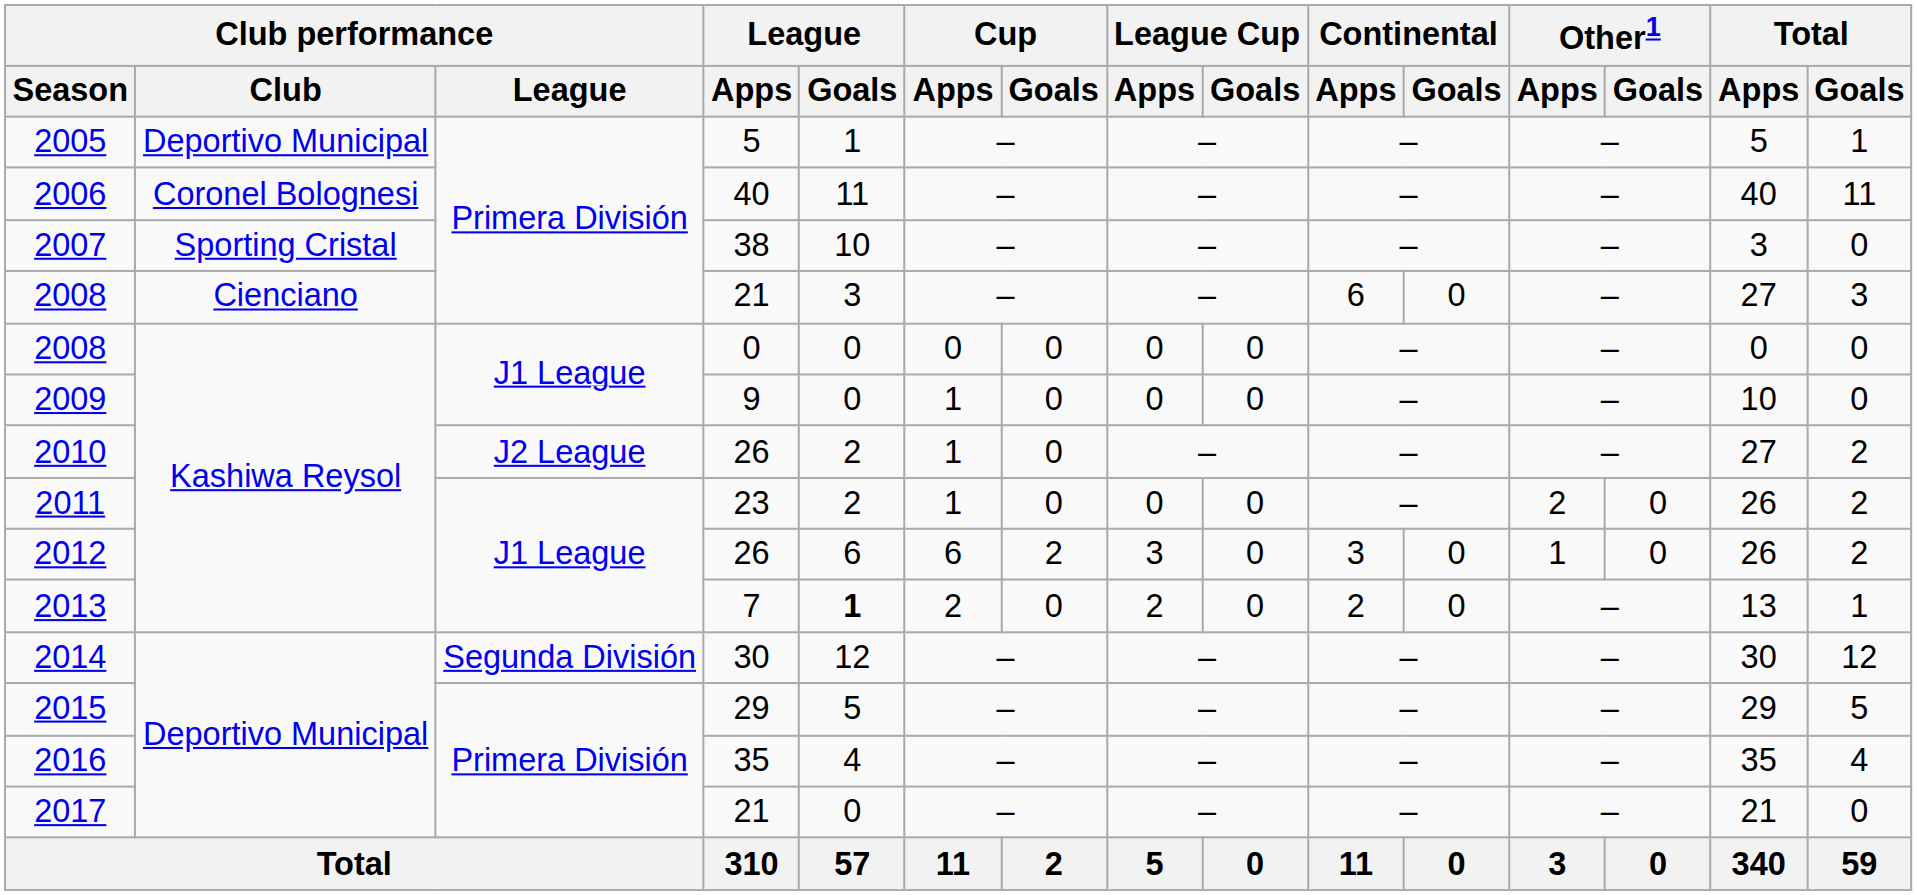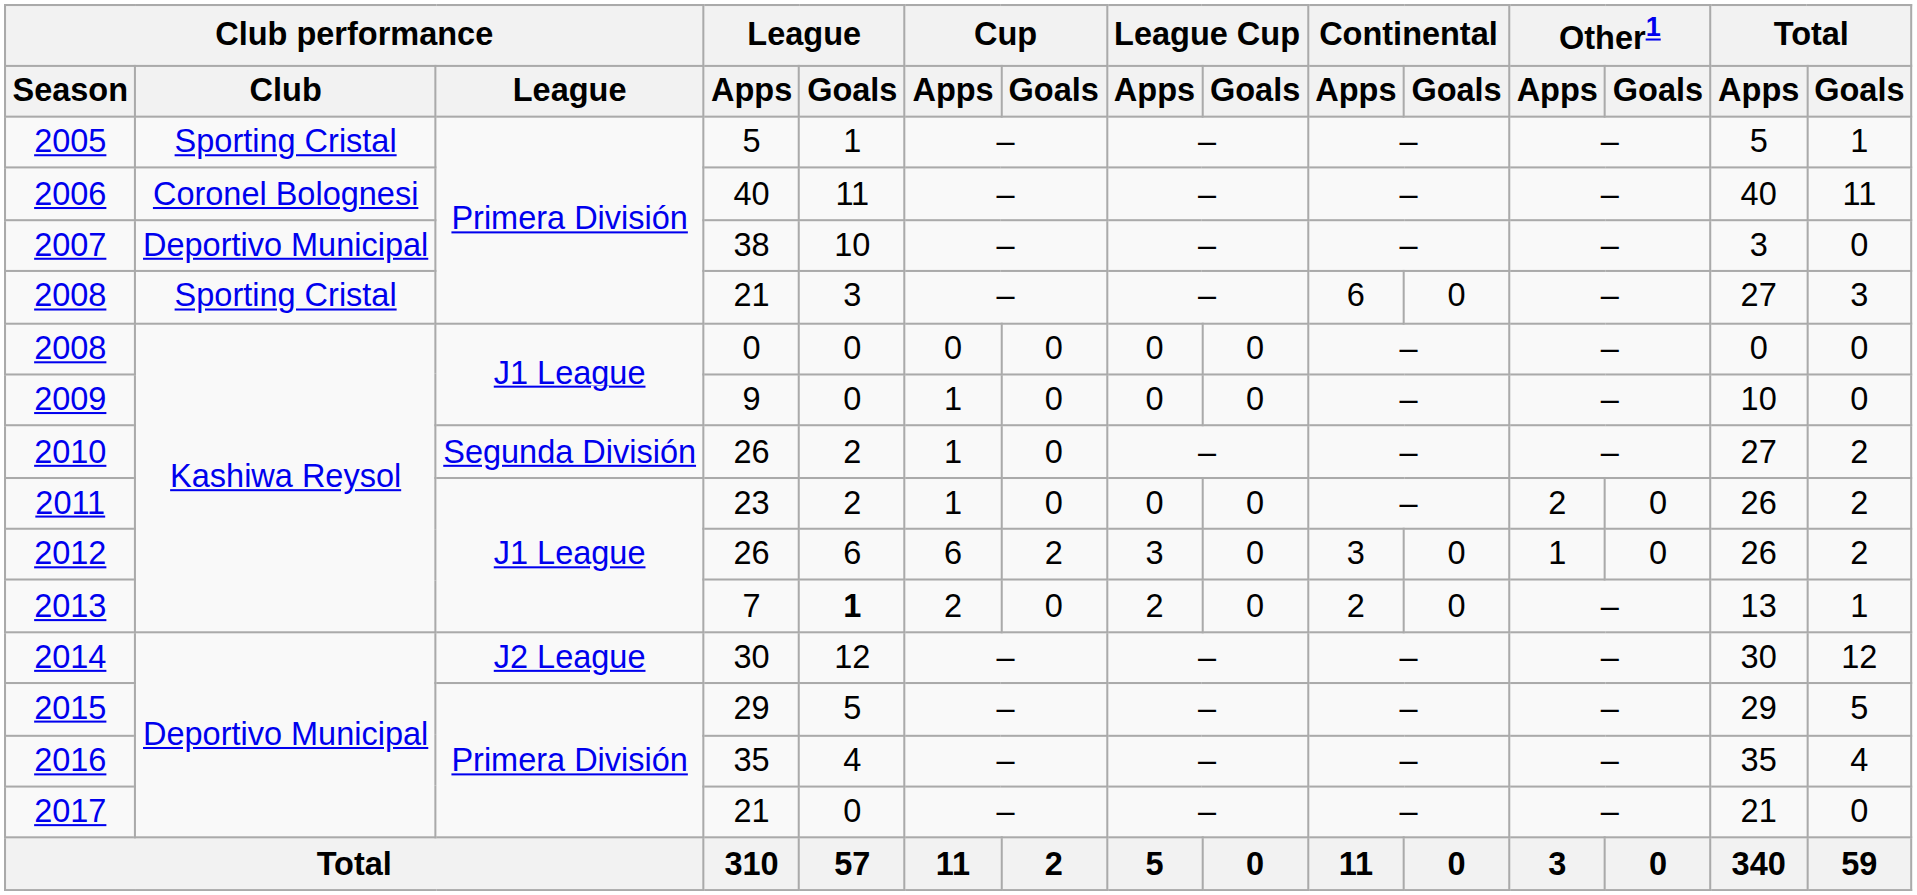(286, 142) Deportivo Municipal -> (286, 142) Sporting Cristal
(286, 245) Sporting Cristal -> (286, 245) Deportivo Municipal
(286, 296) Cienciano -> (286, 296) Sporting Cristal
(570, 451) J2 League -> (570, 451) Segunda División
(570, 657) Segunda División -> (570, 657) J2 League
